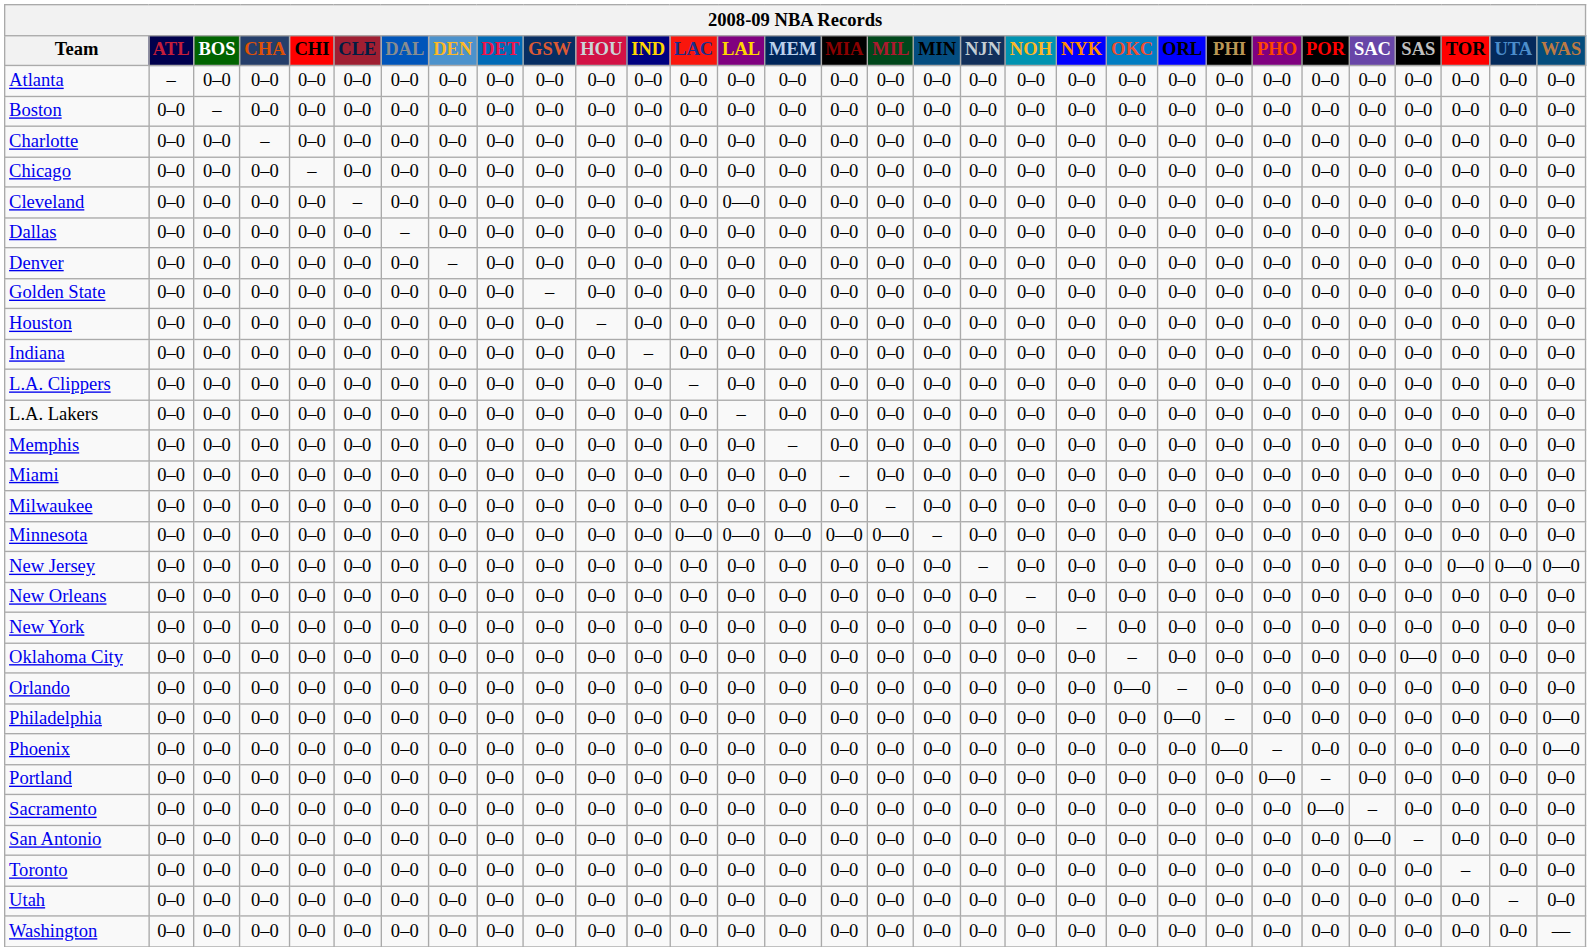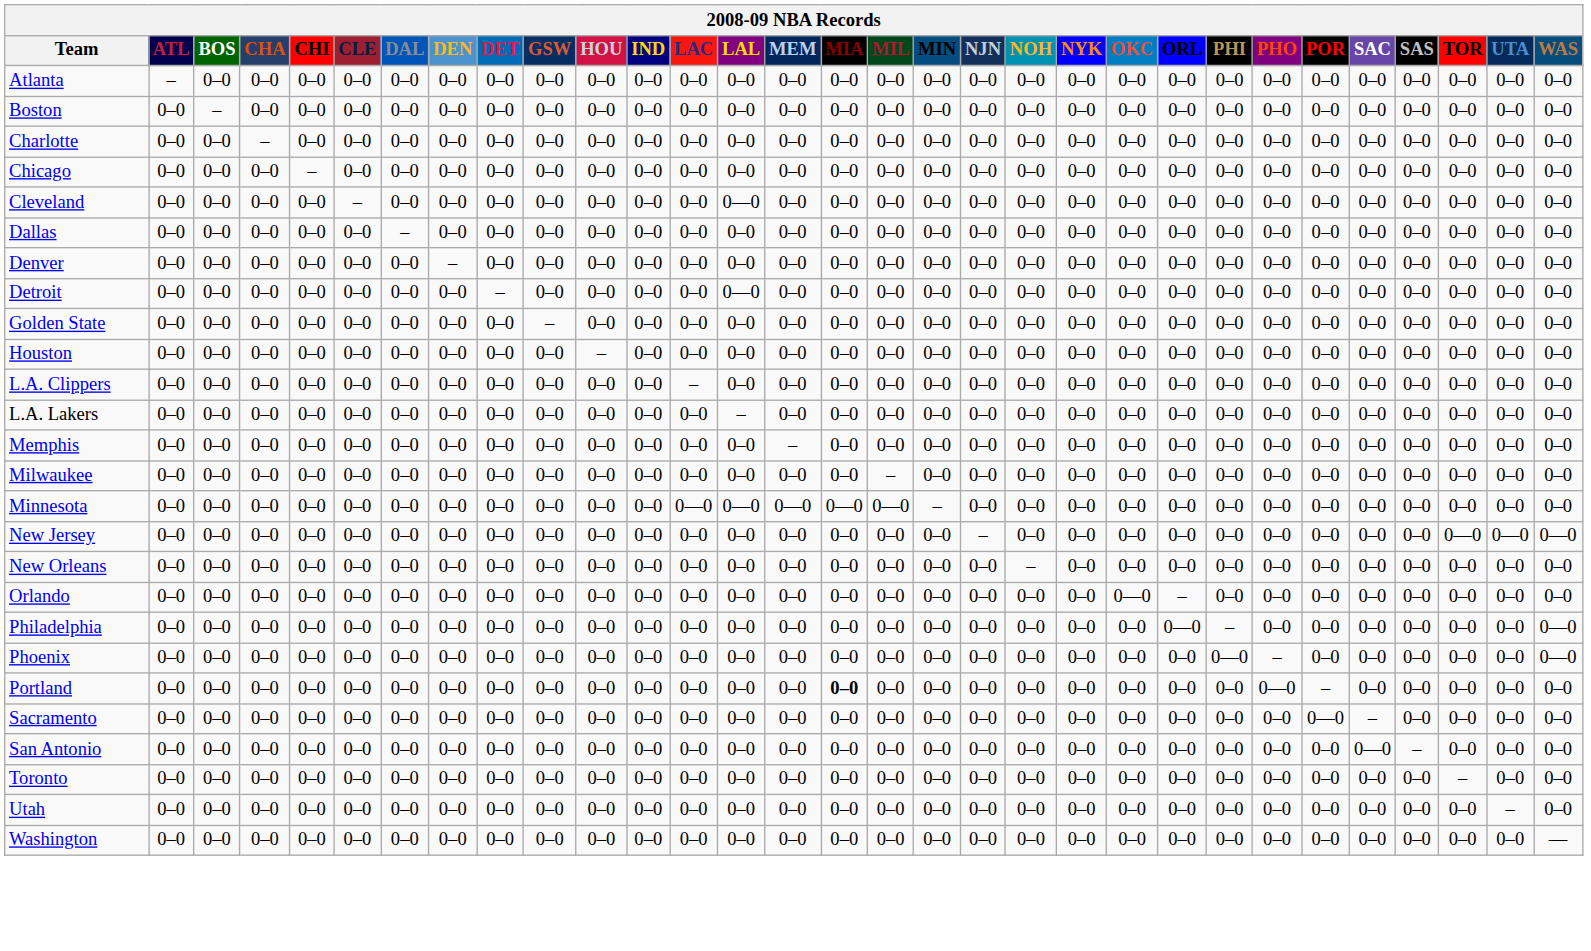+ row: (35, 292)
- row: (37, 353)
- row: (34, 475)
- row: (47, 626)
- row: (66, 657)
(844, 778) normal -> (844, 687) bold
